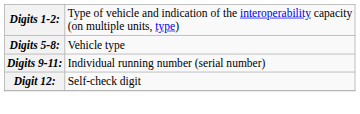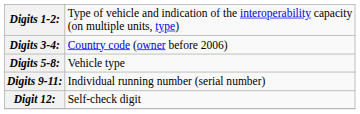+ row: (35, 44)
